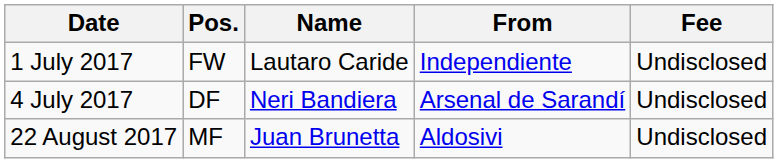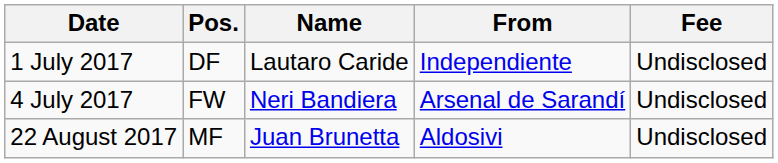(207, 61) FW -> (204, 61) DF
(204, 99) DF -> (207, 99) FW
